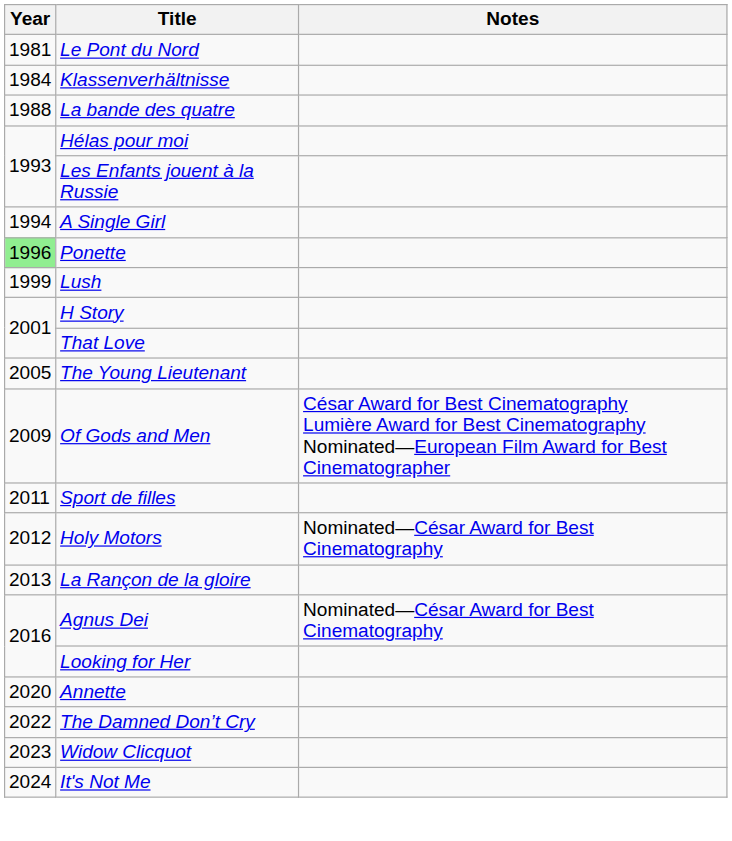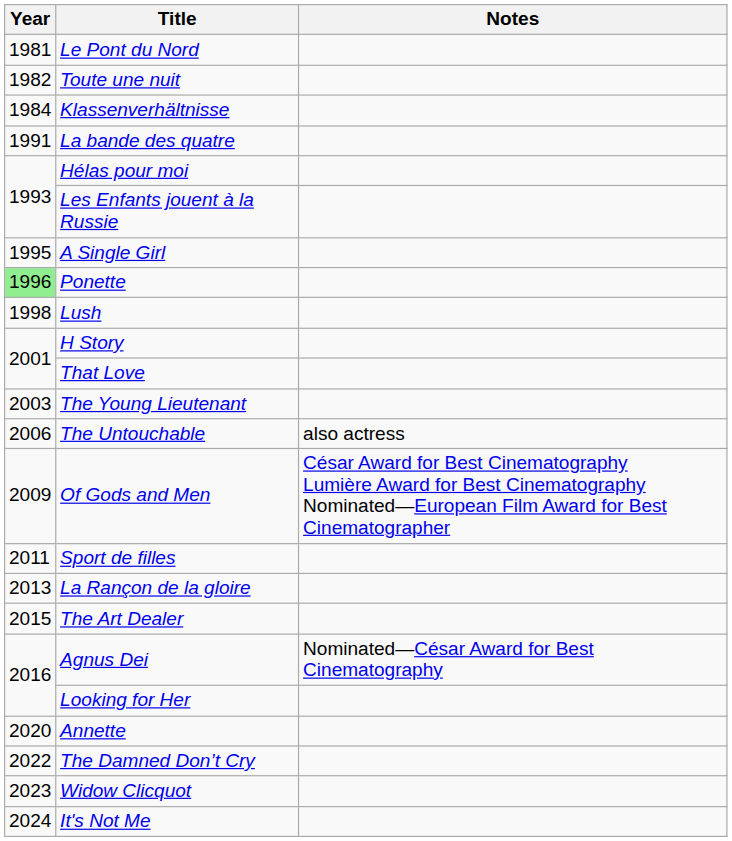+ row: (120, 79)
(30, 110) 1988 -> (30, 140) 1991
(30, 222) 1994 -> (30, 252) 1995
(30, 282) 1999 -> (30, 312) 1998
(30, 373) 2005 -> (30, 403) 2003
+ row: (133, 433)
- row: (111, 538)
+ row: (122, 618)
